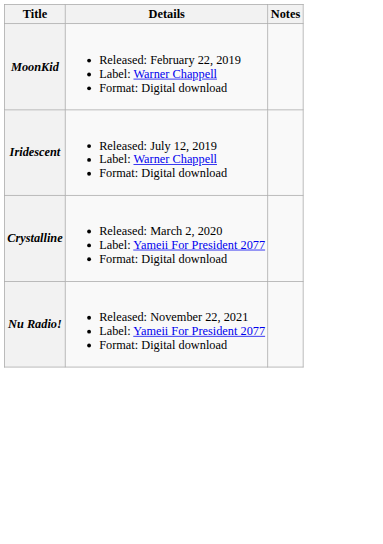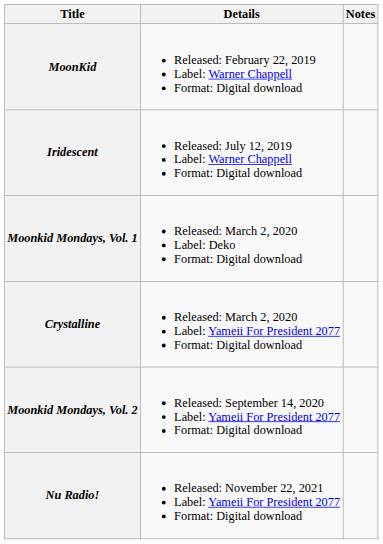+ row: (72, 238)
+ row: (72, 409)
